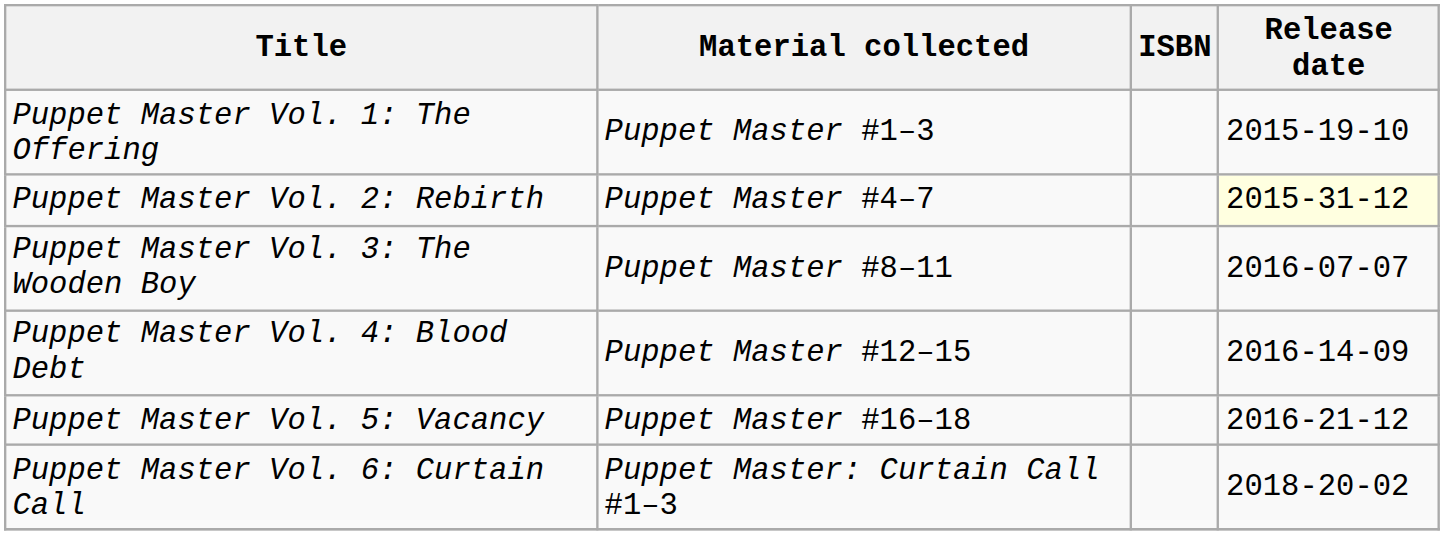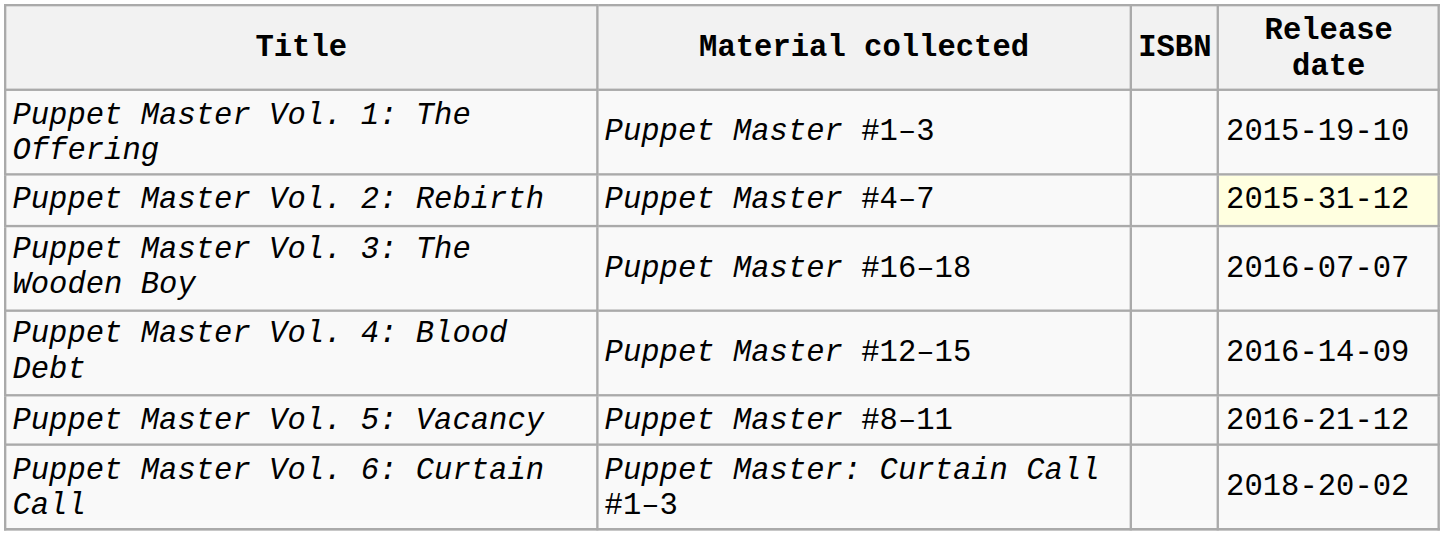(779, 268) Puppet Master #8–11 -> (788, 268) Puppet Master #16–18
(788, 420) Puppet Master #16–18 -> (779, 420) Puppet Master #8–11
